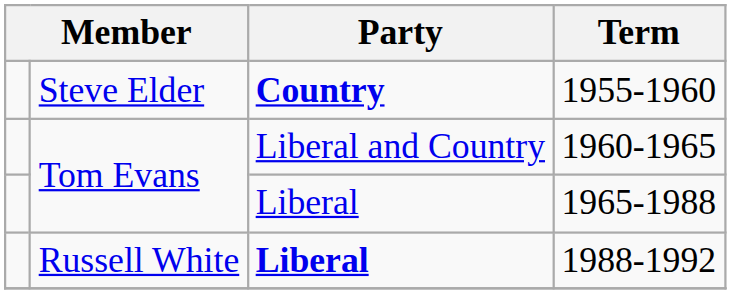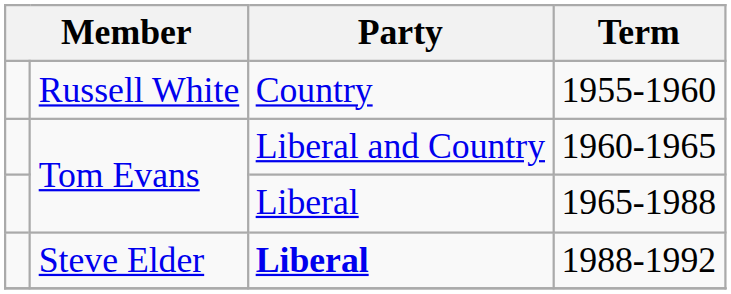(121, 89) Steve Elder -> (139, 89) Russell White
(320, 89) bold -> (314, 89) normal
(139, 259) Russell White -> (121, 259) Steve Elder
